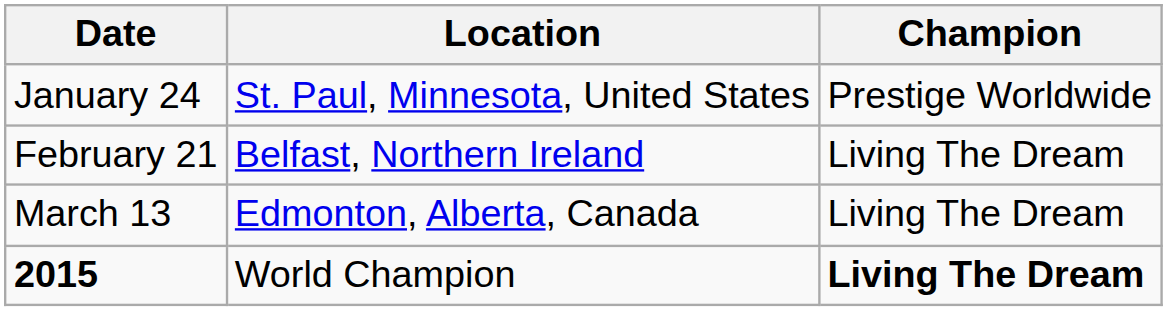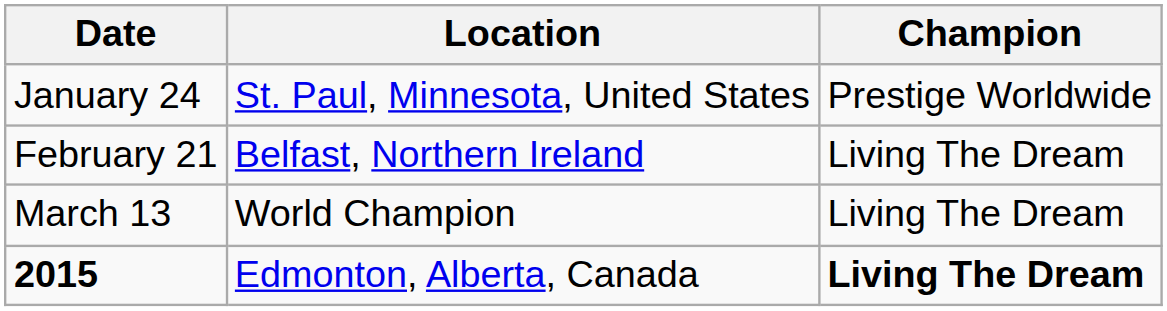(467, 214) Edmonton, Alberta, Canada -> (375, 214) World Champion
(375, 273) World Champion -> (467, 273) Edmonton, Alberta, Canada
